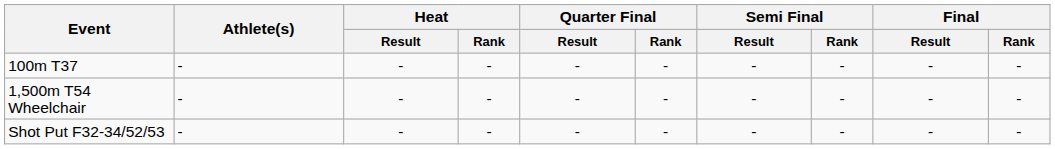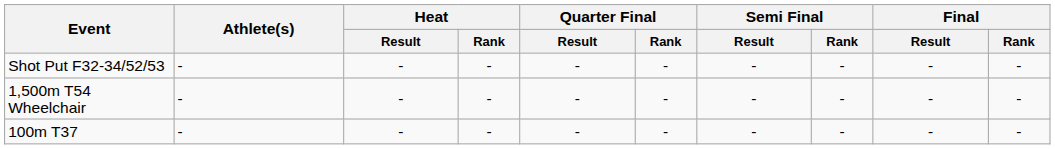rows swapped: (43, 66) <-> (86, 132)
